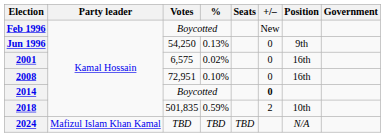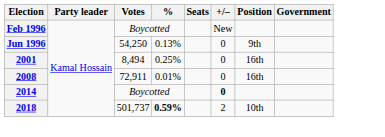(182, 60) 6,575 -> (133, 60) 8,494
(216, 60) 0.02% -> (168, 60) 0.25%
(182, 76) 72,951 -> (133, 76) 72,911
(216, 76) 0.10% -> (168, 76) 0.01%
(182, 108) 501,835 -> (133, 108) 501,737
(216, 108) normal -> (168, 108) bold
- row: (26, 124)
